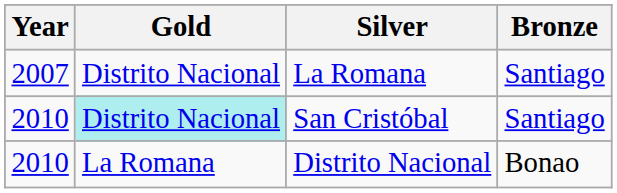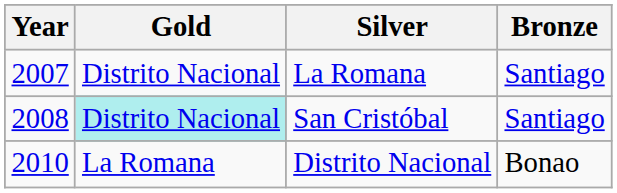(40, 118) 2010 -> (40, 118) 2008
